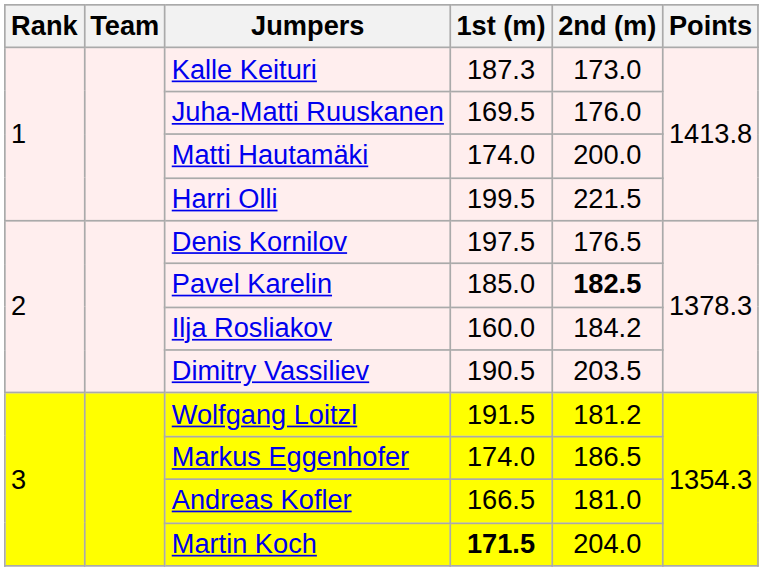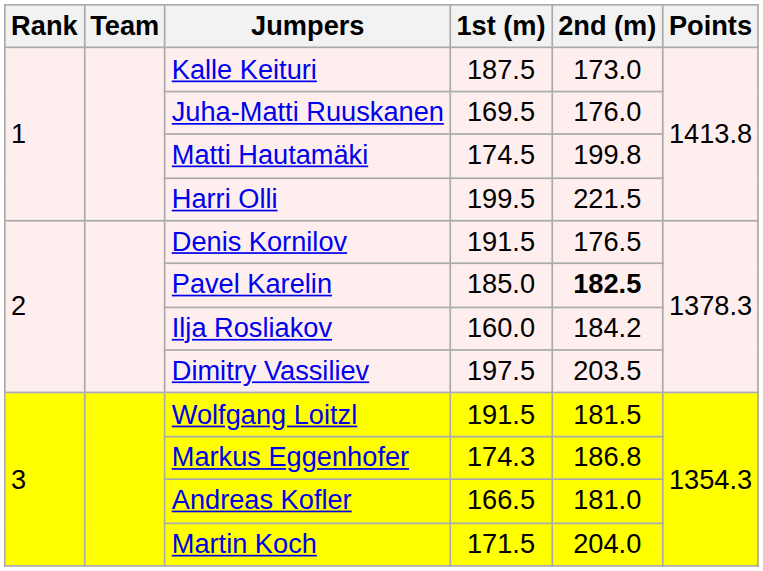(501, 69) 187.3 -> (501, 69) 187.5
(501, 155) 174.0 -> (501, 155) 174.5
(607, 155) 200.0 -> (607, 155) 199.8
(501, 241) 197.5 -> (501, 241) 191.5
(501, 371) 190.5 -> (501, 371) 197.5
(607, 414) 181.2 -> (607, 414) 181.5
(501, 457) 174.0 -> (501, 457) 174.3
(607, 457) 186.5 -> (607, 457) 186.8
(501, 543) bold -> (501, 543) normal
